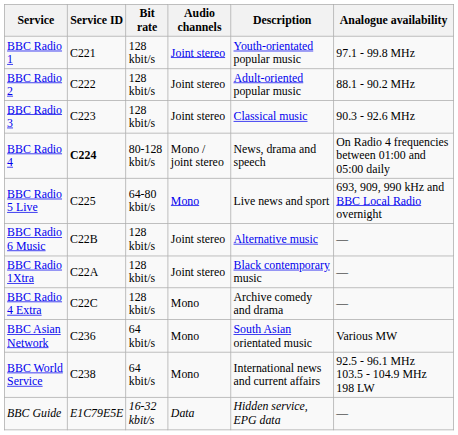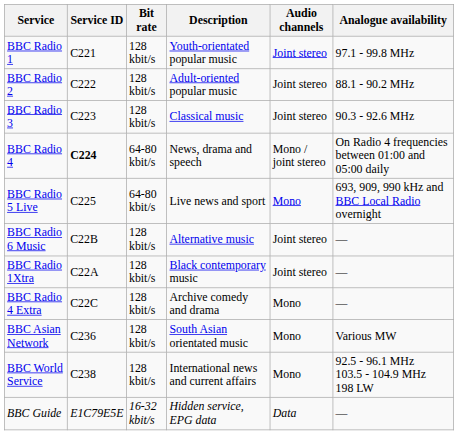columns swapped: (199, 20) <-> (282, 20)
(146, 155) 80-128 kbit/s -> (143, 155) 64-80 kbit/s
(142, 336) 64 kbit/s -> (142, 336) 128 kbit/s
(142, 374) 64 kbit/s -> (142, 374) 128 kbit/s
